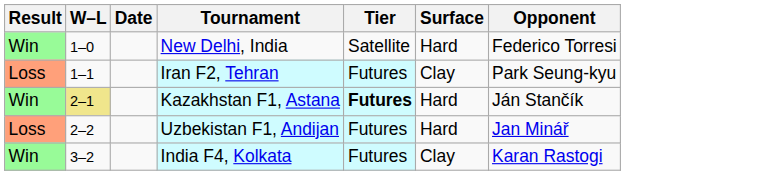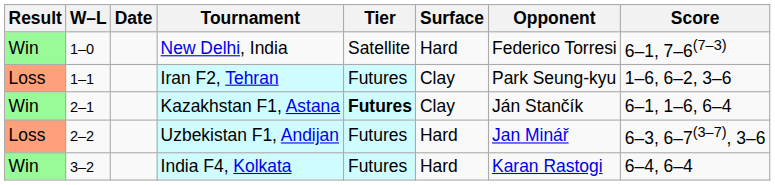+ column: (695, 18)
(82, 102) khaki background -> (82, 107) no background
(439, 101) Hard -> (437, 106) Clay
(437, 156) Clay -> (439, 166) Hard
